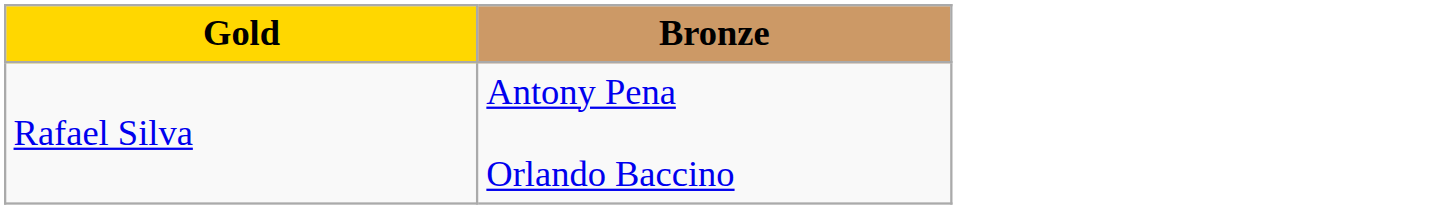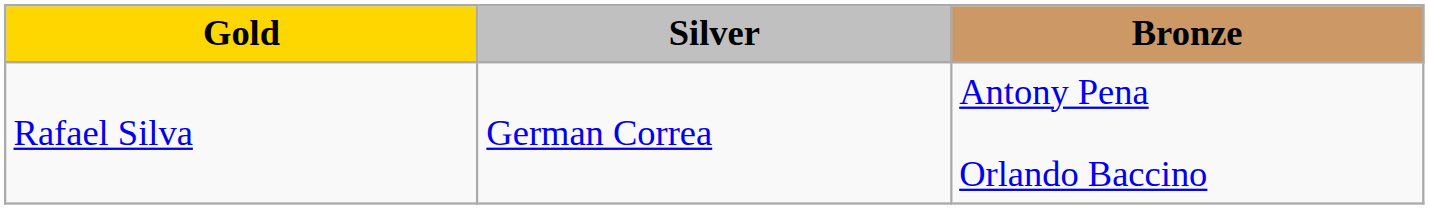+ column: (714, 33)
